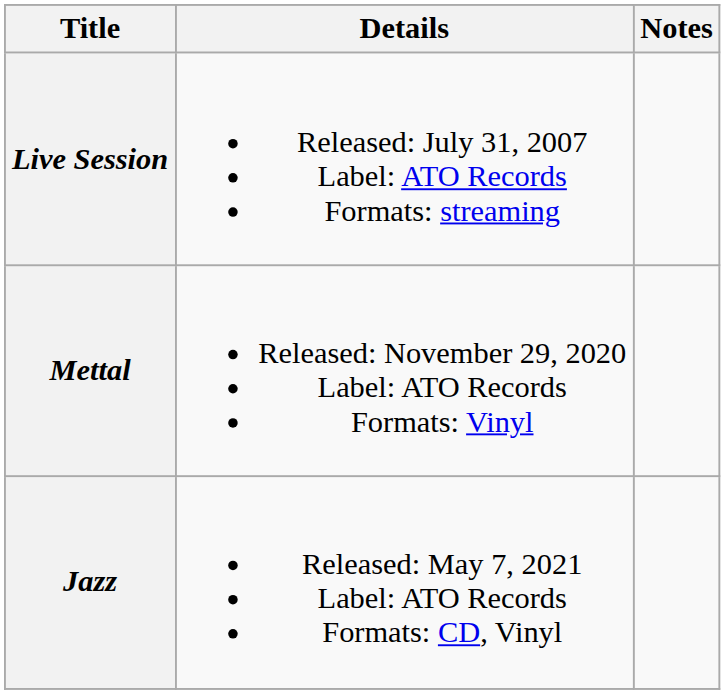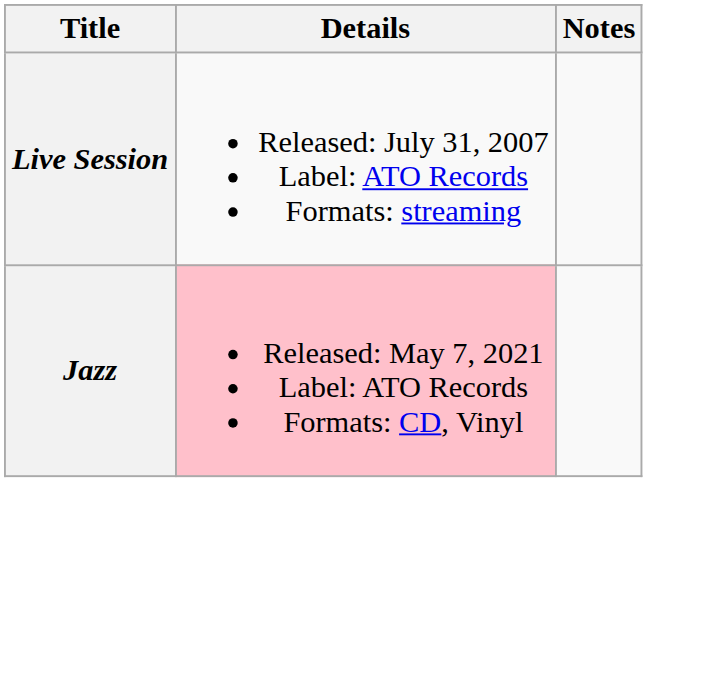- row: (90, 370)
(404, 599) no background -> (365, 388) pink background
